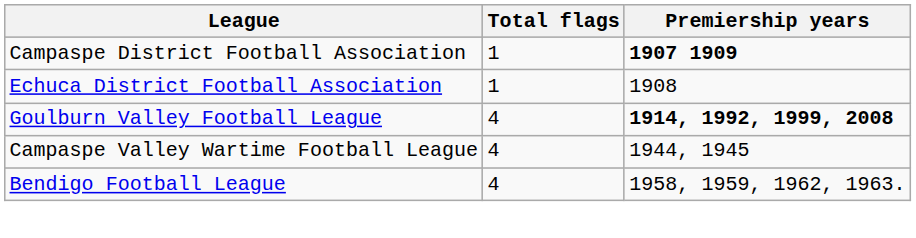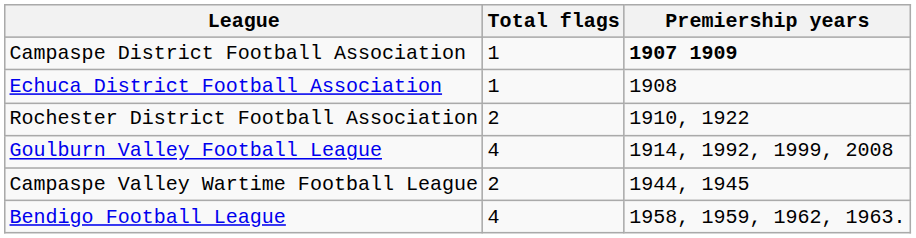+ row: (244, 119)
(761, 119) bold -> (761, 152) normal
(494, 152) 4 -> (494, 184) 2
